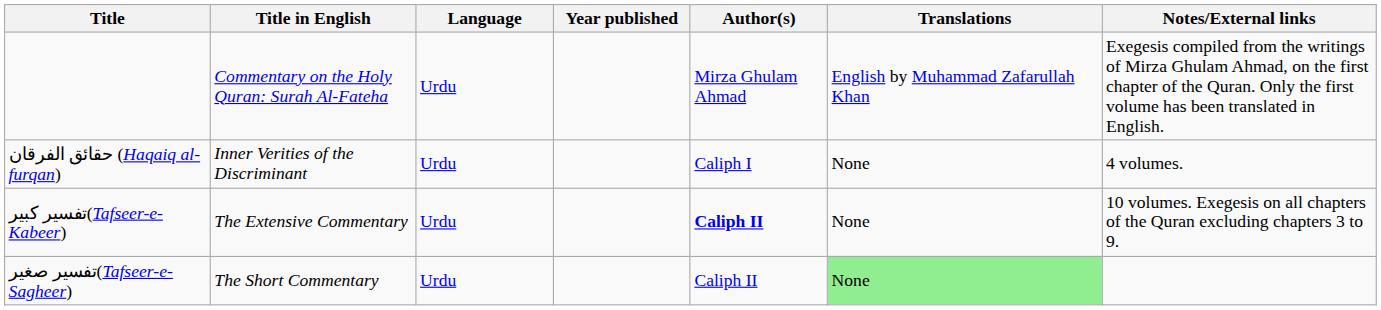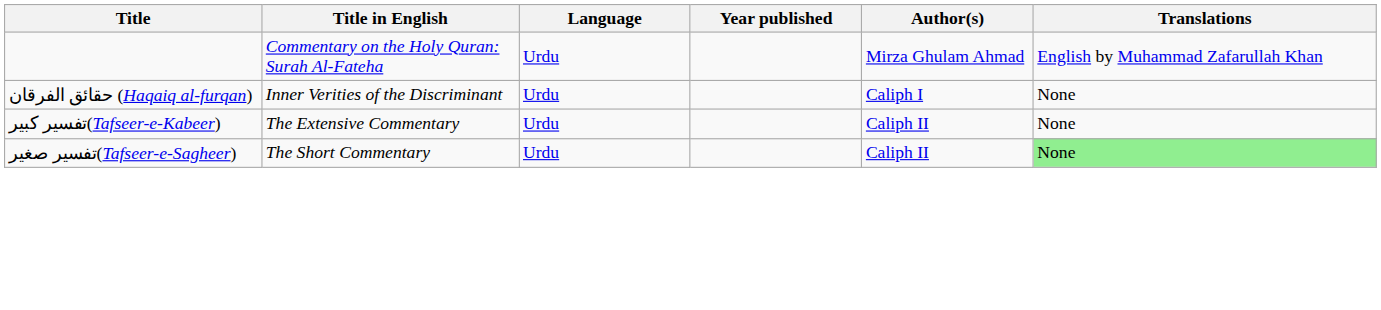- column: (1239, 18)
(729, 222) bold -> (897, 123) normal
